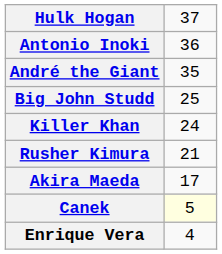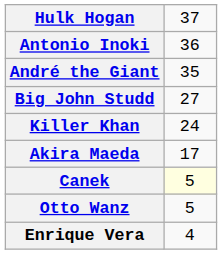(190, 100) 25 -> (190, 100) 27
- row: (85, 154)
+ row: (85, 208)
